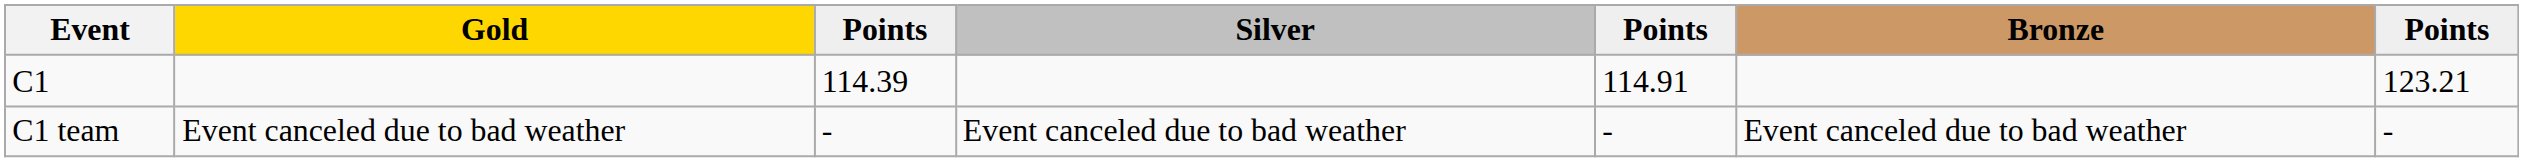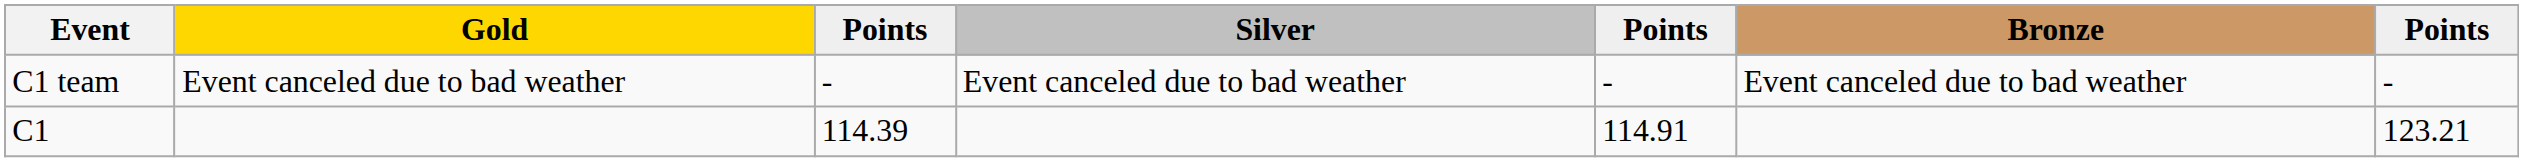rows swapped: (31, 80) <-> (66, 130)
